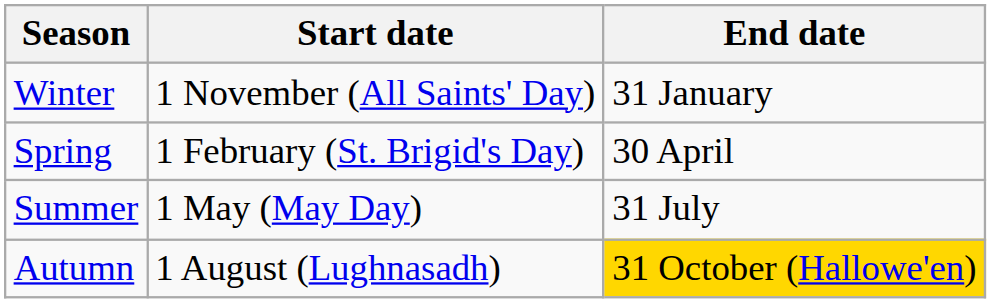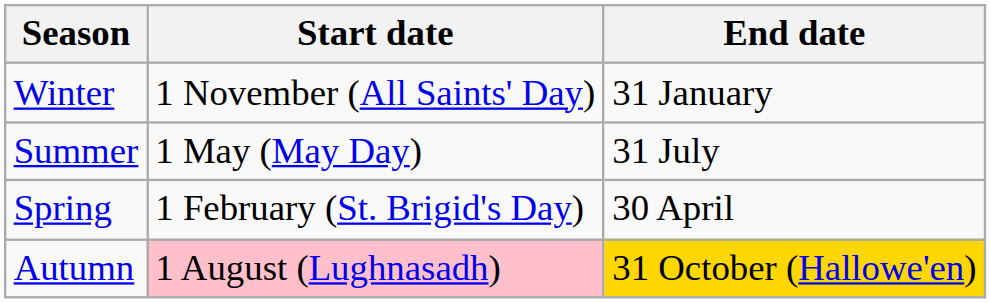rows swapped: (63, 150) <-> (76, 208)
(328, 267) no background -> (328, 267) pink background
